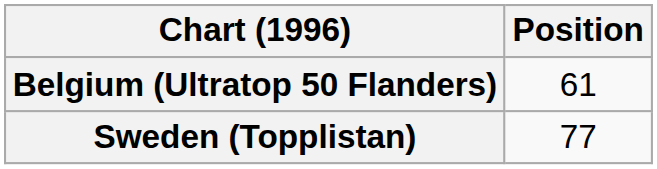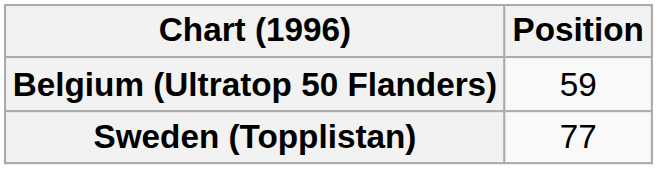(578, 83) 61 -> (578, 83) 59
